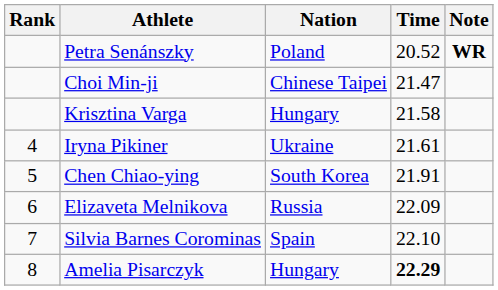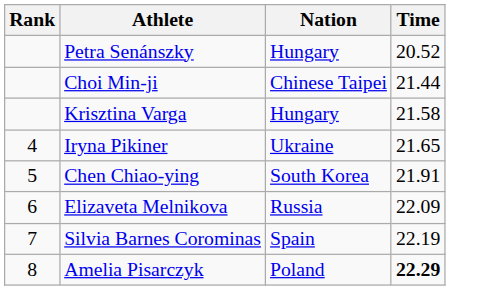- column: (469, 20)
(297, 51) Poland -> (304, 51) Hungary
(418, 82) 21.47 -> (418, 82) 21.44
(418, 144) 21.61 -> (418, 144) 21.65
(418, 238) 22.10 -> (418, 238) 22.19
(304, 269) Hungary -> (297, 269) Poland
